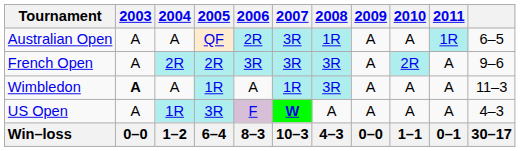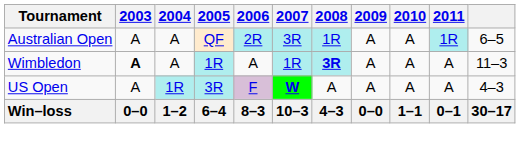- row: (50, 63)
(332, 86) normal -> (332, 63) bold
